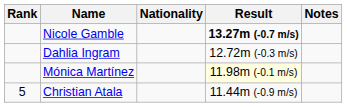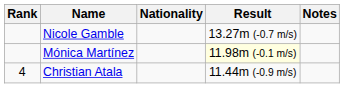(254, 33) bold -> (253, 33) normal
- row: (81, 53)
(22, 92) 5 -> (22, 72) 4
